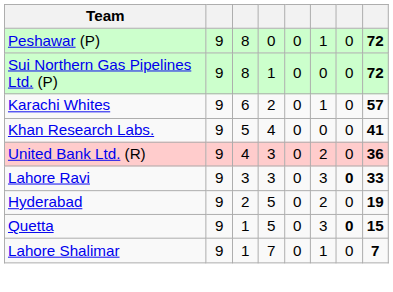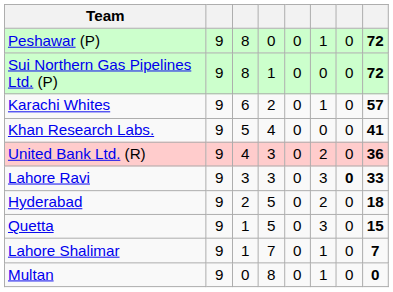(375, 202) 19 -> (375, 202) 18
(349, 226) bold -> (349, 226) normal
+ row: (31, 274)
